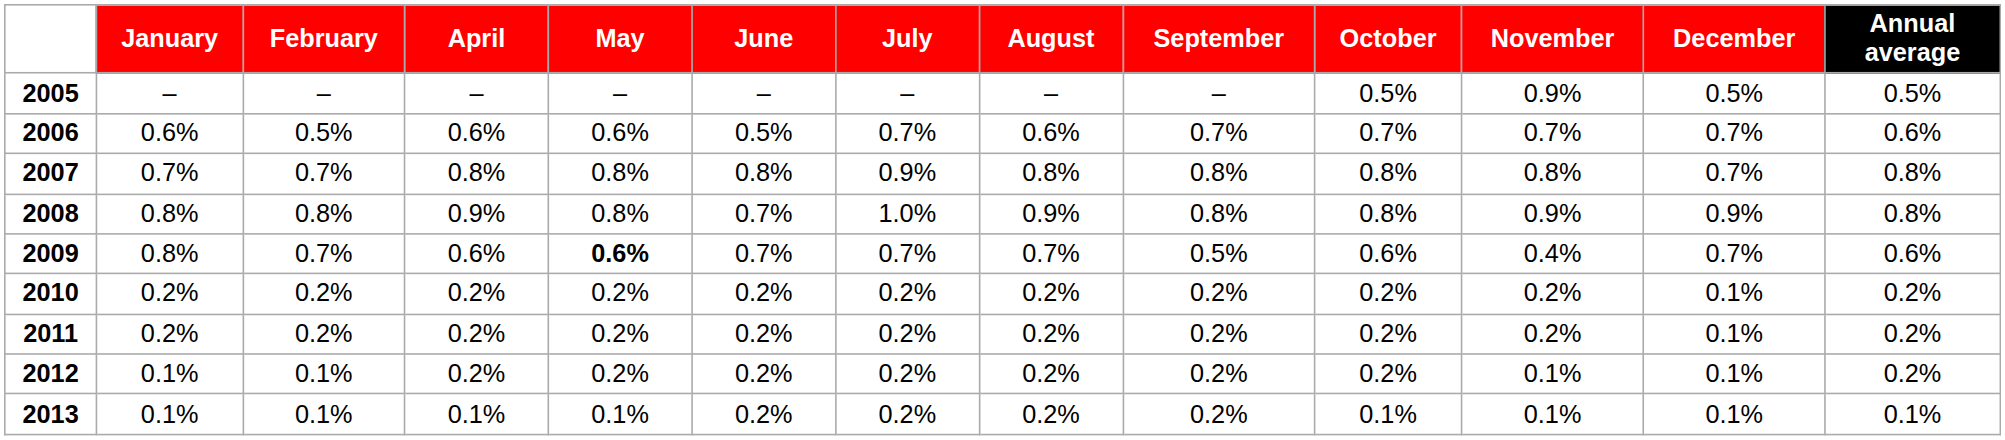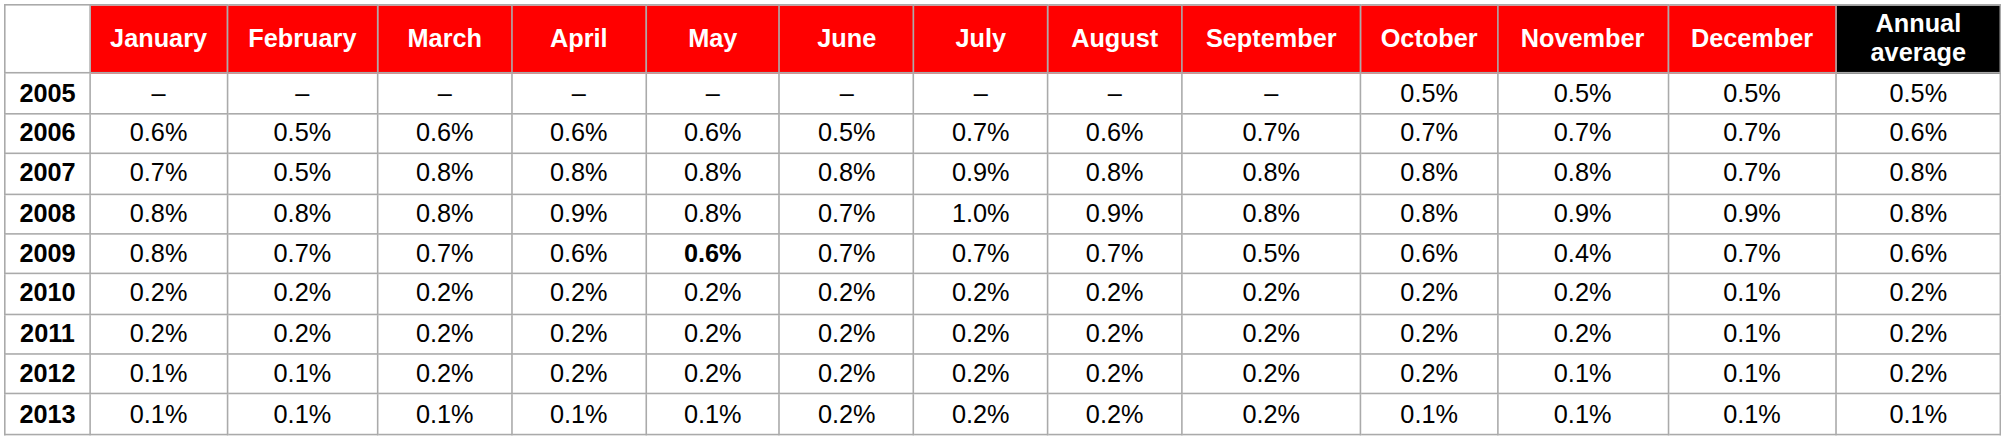+ column: (445, 38)
(1553, 93) 0.9% -> (1583, 93) 0.5%
(324, 173) 0.7% -> (302, 173) 0.5%
